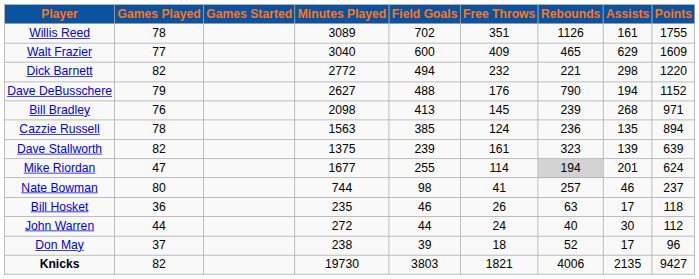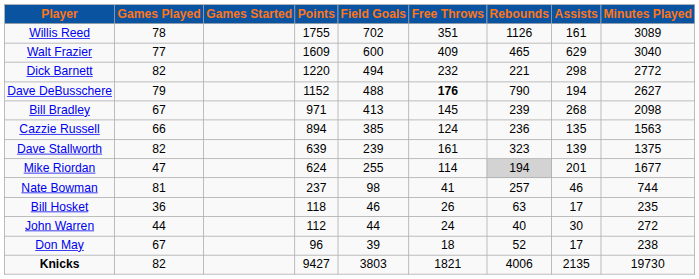columns swapped: (342, 14) <-> (673, 14)
(499, 91) normal -> (448, 91) bold
(159, 110) 76 -> (159, 110) 67
(159, 129) 78 -> (159, 129) 66
(159, 187) 80 -> (159, 187) 81
(159, 245) 37 -> (159, 245) 67
